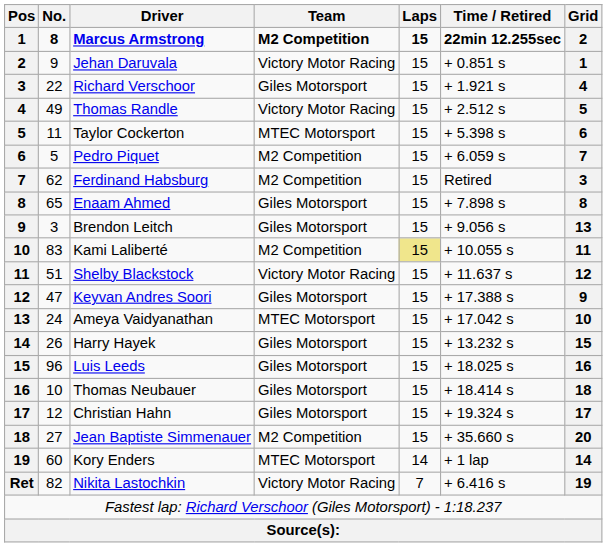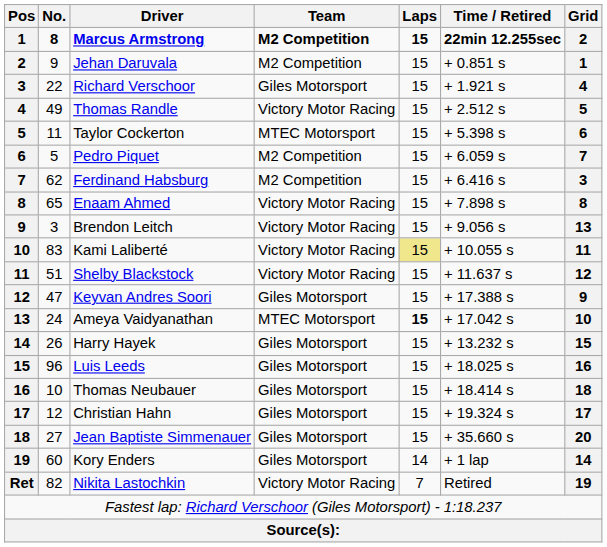(327, 63) Victory Motor Racing -> (310, 63) M2 Competition
(468, 179) Retired -> (475, 179) + 6.416 s
(312, 203) Giles Motorsport -> (327, 203) Victory Motor Racing
(312, 226) Giles Motorsport -> (327, 226) Victory Motor Racing
(310, 249) M2 Competition -> (327, 249) Victory Motor Racing
(420, 320) normal -> (420, 320) bold
(310, 436) M2 Competition -> (312, 436) Giles Motorsport
(317, 460) MTEC Motorsport -> (312, 460) Giles Motorsport
(475, 483) + 6.416 s -> (468, 483) Retired
